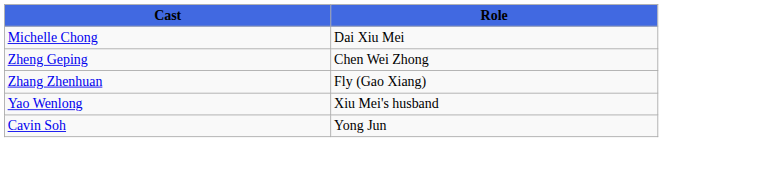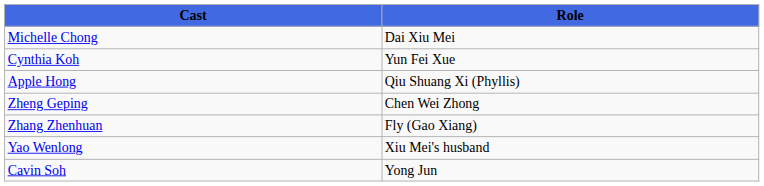+ row: (43, 59)
+ row: (42, 81)
